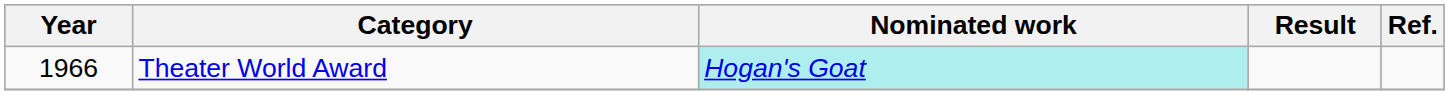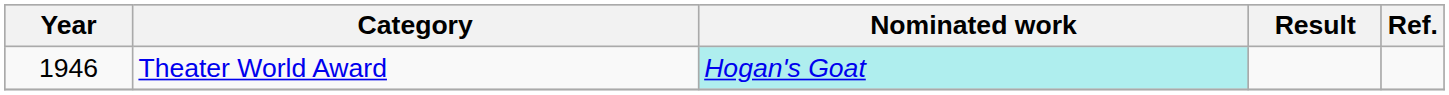(69, 67) 1966 -> (69, 67) 1946
